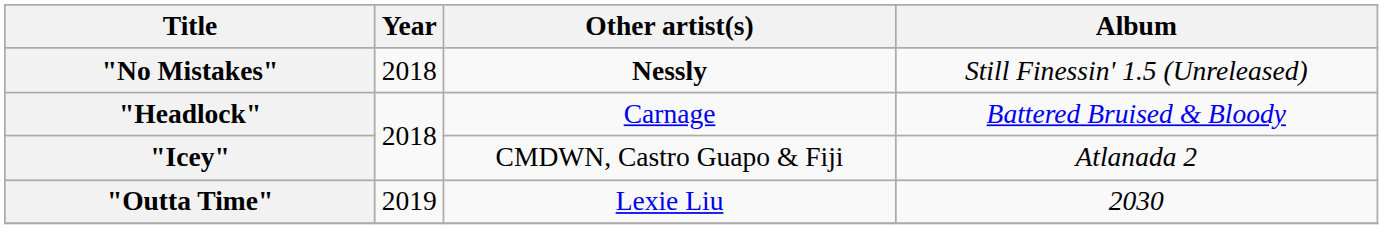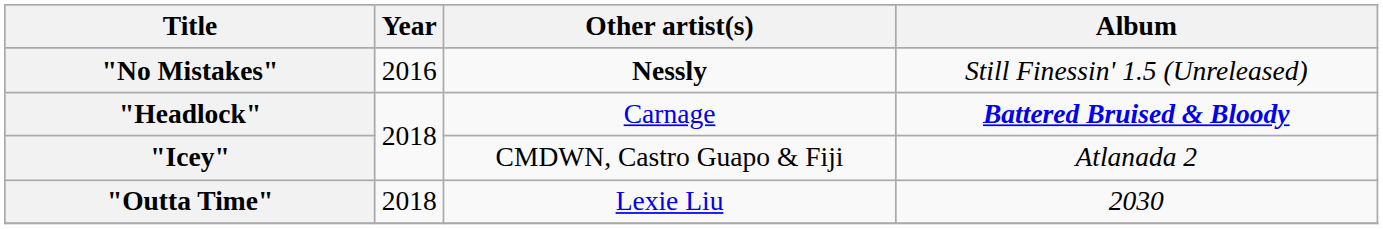(409, 69) 2018 -> (409, 69) 2016
(1136, 113) normal -> (1136, 113) bold
(409, 200) 2019 -> (409, 200) 2018
